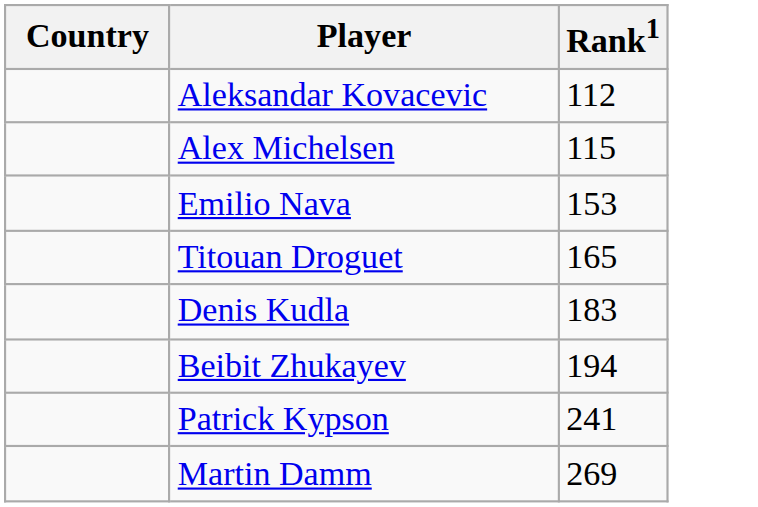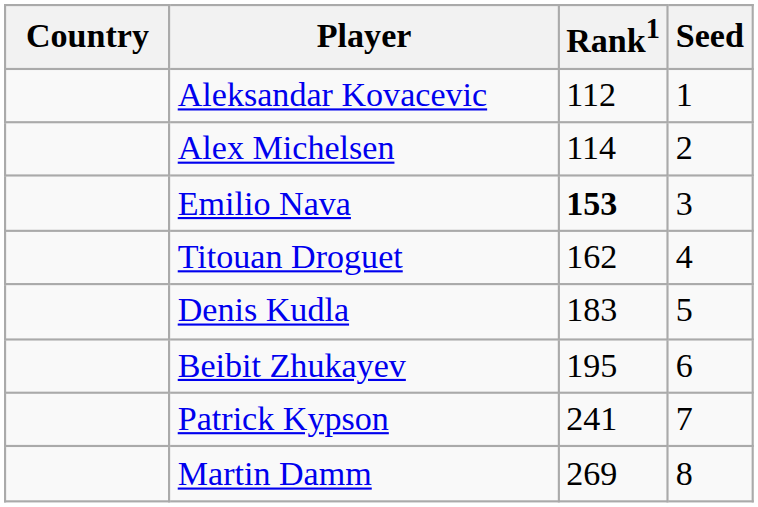+ column: (710, 36)
(591, 148) 115 -> (591, 148) 114
(592, 202) normal -> (592, 202) bold
(592, 256) 165 -> (592, 256) 162
(592, 365) 194 -> (592, 365) 195
